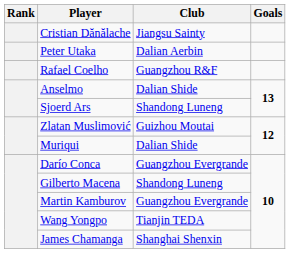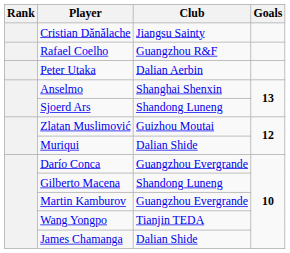rows swapped: (68, 51) <-> (74, 70)
(167, 88) Dalian Shide -> (179, 88) Shanghai Shenxin
(179, 239) Shanghai Shenxin -> (167, 239) Dalian Shide
